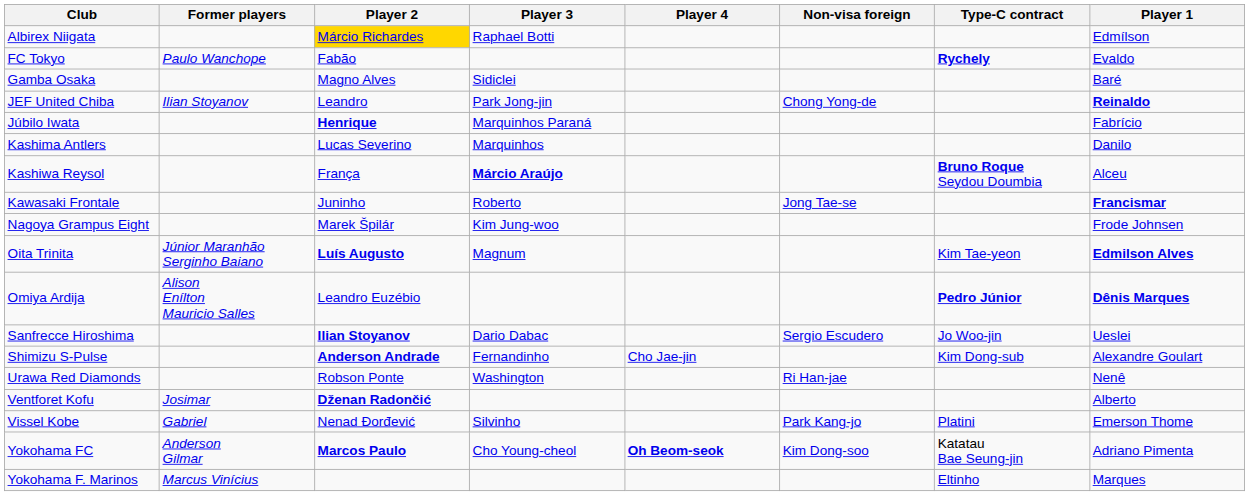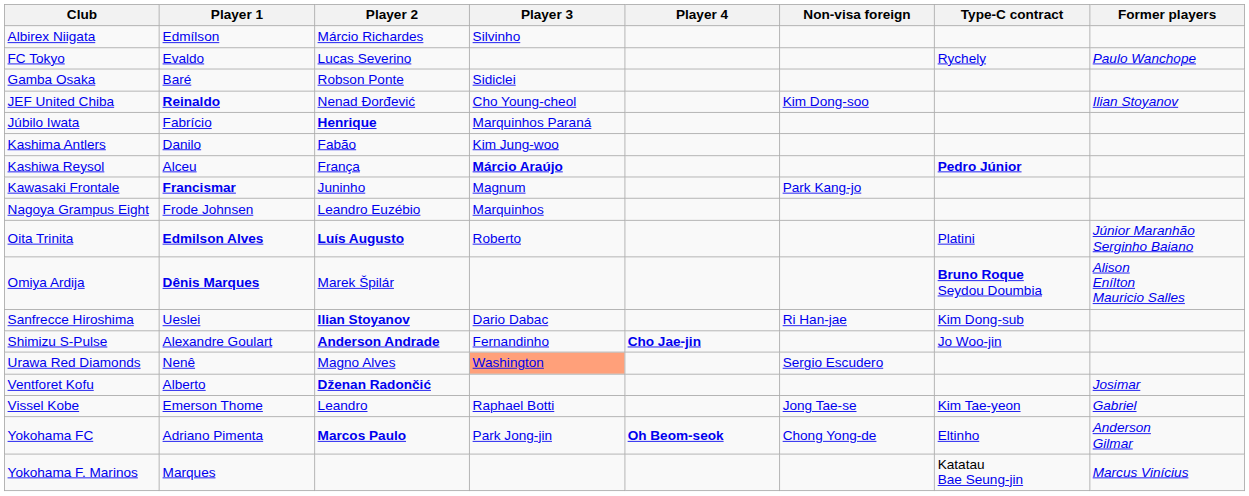columns swapped: (1167, 15) <-> (237, 15)
(371, 36) gold background -> (371, 36) no background
(513, 36) Raphael Botti -> (496, 36) Silvinho
(337, 58) Fabão -> (364, 58) Lucas Severino
(964, 58) bold -> (962, 58) normal
(357, 79) Magno Alves -> (361, 79) Robson Ponte
(343, 101) Leandro -> (366, 101) Nenad Đorđević
(512, 101) Park Jong-jin -> (524, 101) Cho Young-cheol
(830, 101) Chong Yong-de -> (826, 101) Kim Dong-soo
(364, 144) Lucas Severino -> (337, 144) Fabão
(508, 144) Marquinhos -> (516, 144) Kim Jung-woo
(990, 173) Bruno Roque Seydou Doumbia -> (980, 166) Pedro Júnior
(497, 203) Roberto -> (499, 187) Magnum
(820, 203) Jong Tae-se -> (822, 187) Park Kang-jo
(356, 224) Marek Špilár -> (369, 209) Leandro Euzébio
(516, 224) Kim Jung-woo -> (508, 209) Marquinhos
(499, 253) Magnum -> (497, 238) Roberto
(979, 253) Kim Tae-yeon -> (956, 238) Platini
(369, 298) Leandro Euzébio -> (356, 283) Marek Špilár
(980, 298) Pedro Júnior -> (990, 283) Bruno Roque Seydou Doumbia
(833, 335) Sergio Escudero -> (815, 320) Ri Han-jae
(970, 335) Jo Woo-jin -> (981, 320) Kim Dong-sub
(662, 356) normal -> (664, 341) bold
(981, 356) Kim Dong-sub -> (970, 341) Jo Woo-jin
(361, 378) Robson Ponte -> (357, 363) Magno Alves
(508, 378) no background -> (508, 363) lightsalmon background
(815, 378) Ri Han-jae -> (833, 363) Sergio Escudero
(366, 421) Nenad Đorđević -> (343, 406) Leandro
(496, 421) Silvinho -> (513, 406) Raphael Botti
(822, 421) Park Kang-jo -> (820, 406) Jong Tae-se
(956, 421) Platini -> (979, 406) Kim Tae-yeon
(524, 450) Cho Young-cheol -> (512, 435) Park Jong-jin
(826, 450) Kim Dong-soo -> (830, 435) Chong Yong-de
(980, 450) Katatau Bae Seung-jin -> (958, 435) Eltinho
(958, 480) Eltinho -> (980, 472) Katatau Bae Seung-jin
